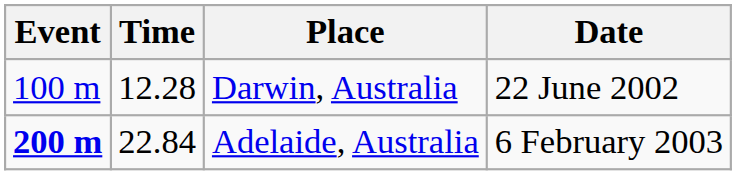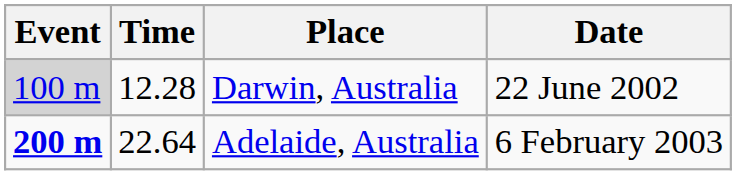(57, 86) no background -> (57, 86) lightgrey background
(157, 141) 22.84 -> (157, 141) 22.64
